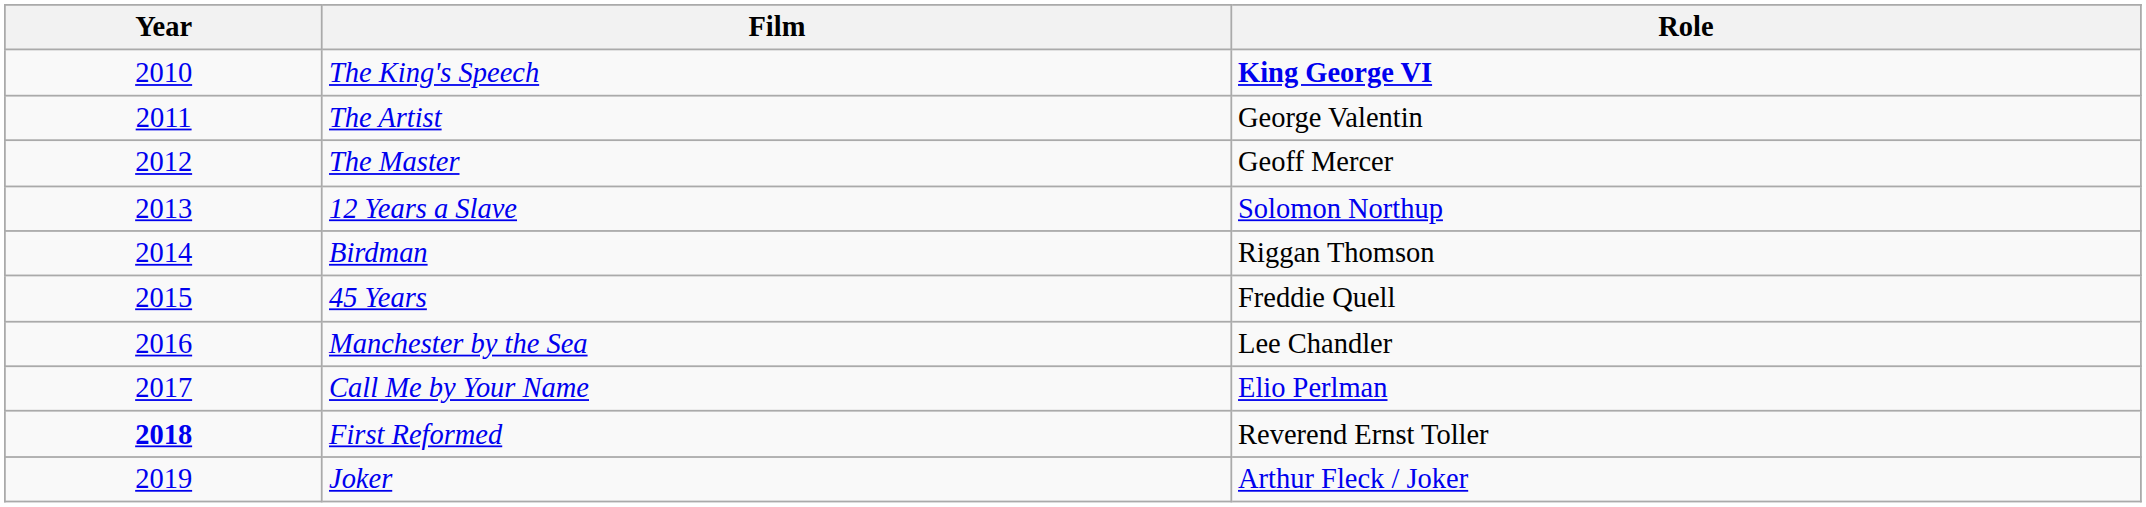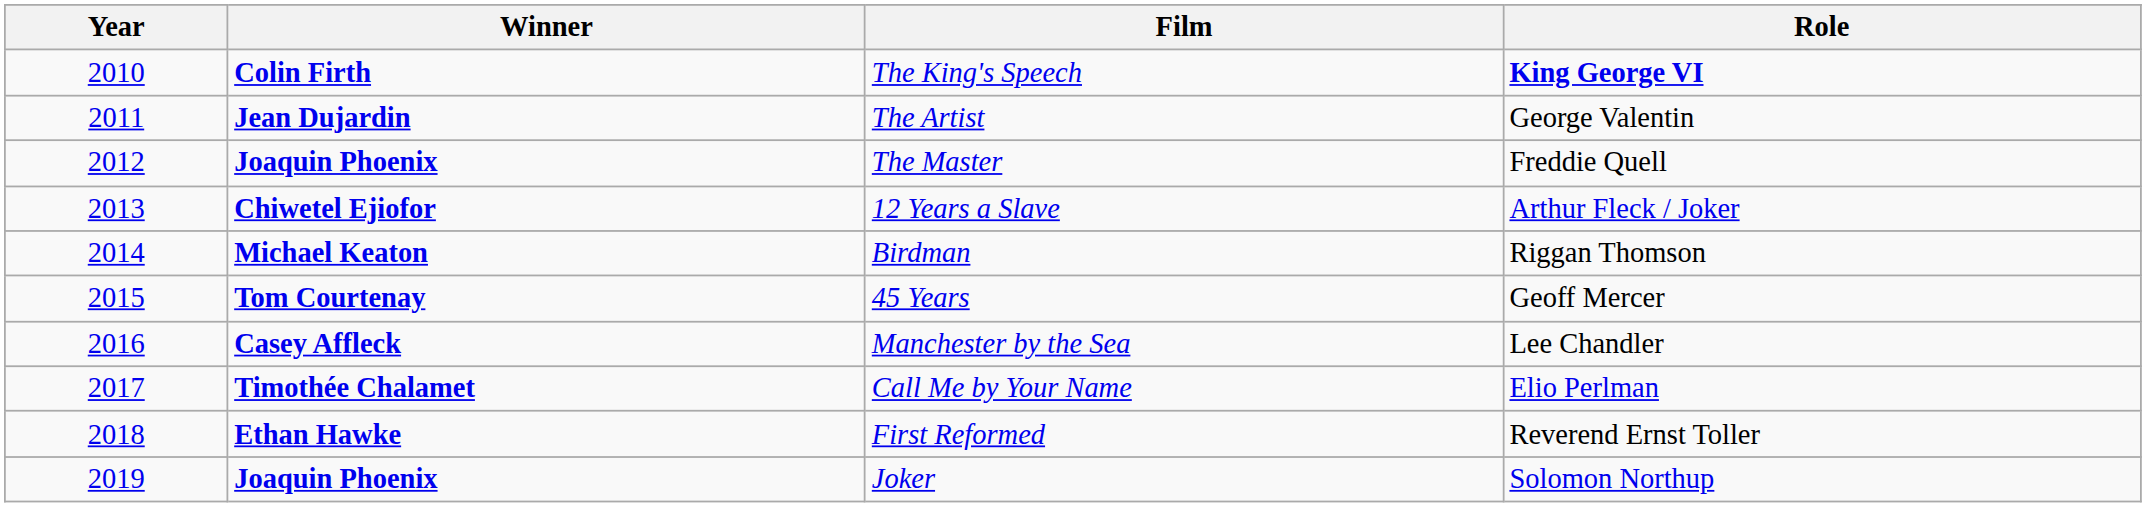+ column: (546, 27)
(1316, 162) Geoff Mercer -> (1588, 162) Freddie Quell
(1340, 207) Solomon Northup -> (1625, 207) Arthur Fleck / Joker
(1317, 298) Freddie Quell -> (1587, 298) Geoff Mercer
(164, 433) bold -> (116, 433) normal
(1353, 478) Arthur Fleck / Joker -> (1612, 478) Solomon Northup
